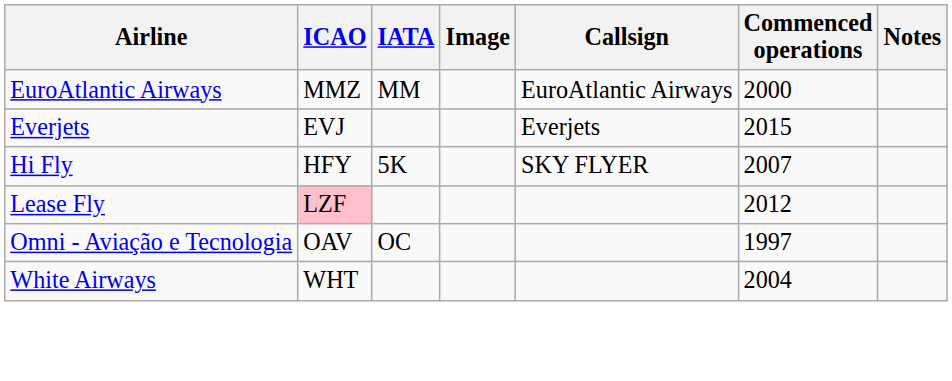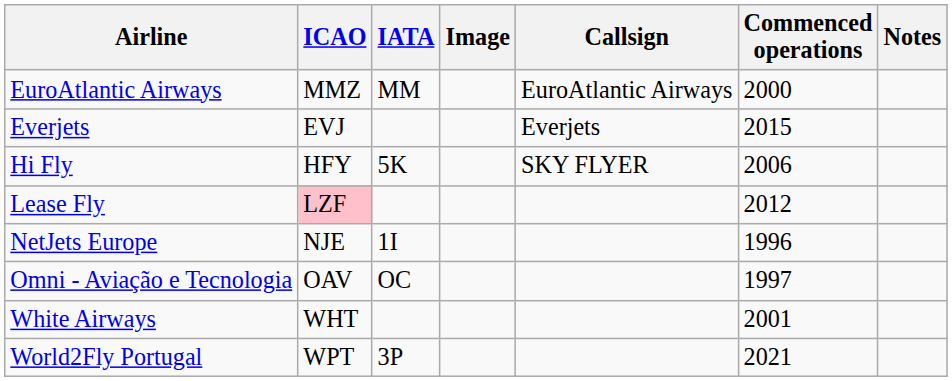(768, 165) 2007 -> (768, 165) 2006
+ row: (84, 242)
(768, 280) 2004 -> (768, 319) 2001
+ row: (106, 357)
